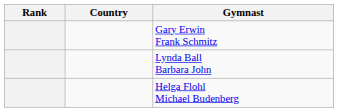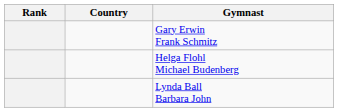rows swapped: (197, 92) <-> (183, 64)
